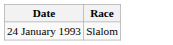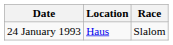+ column: (107, 13)
